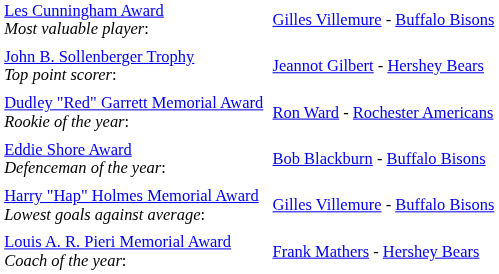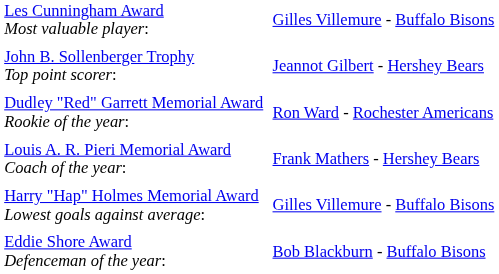rows swapped: (85, 158) <-> (118, 251)
